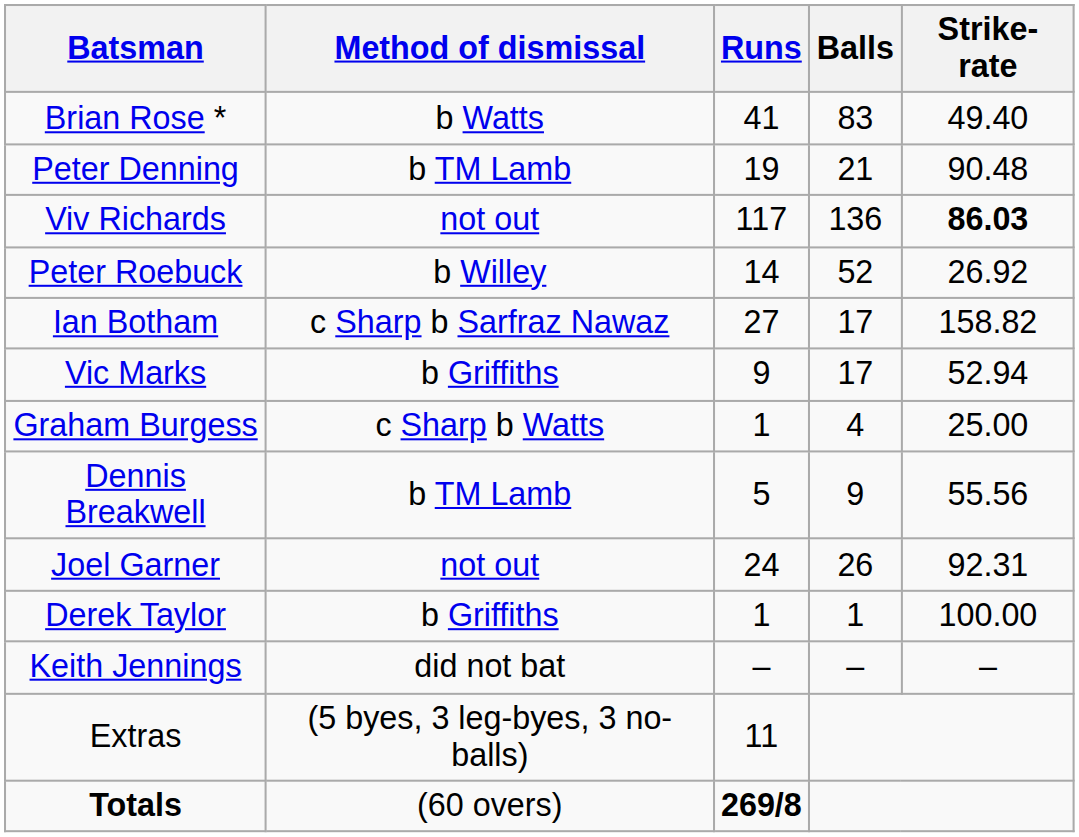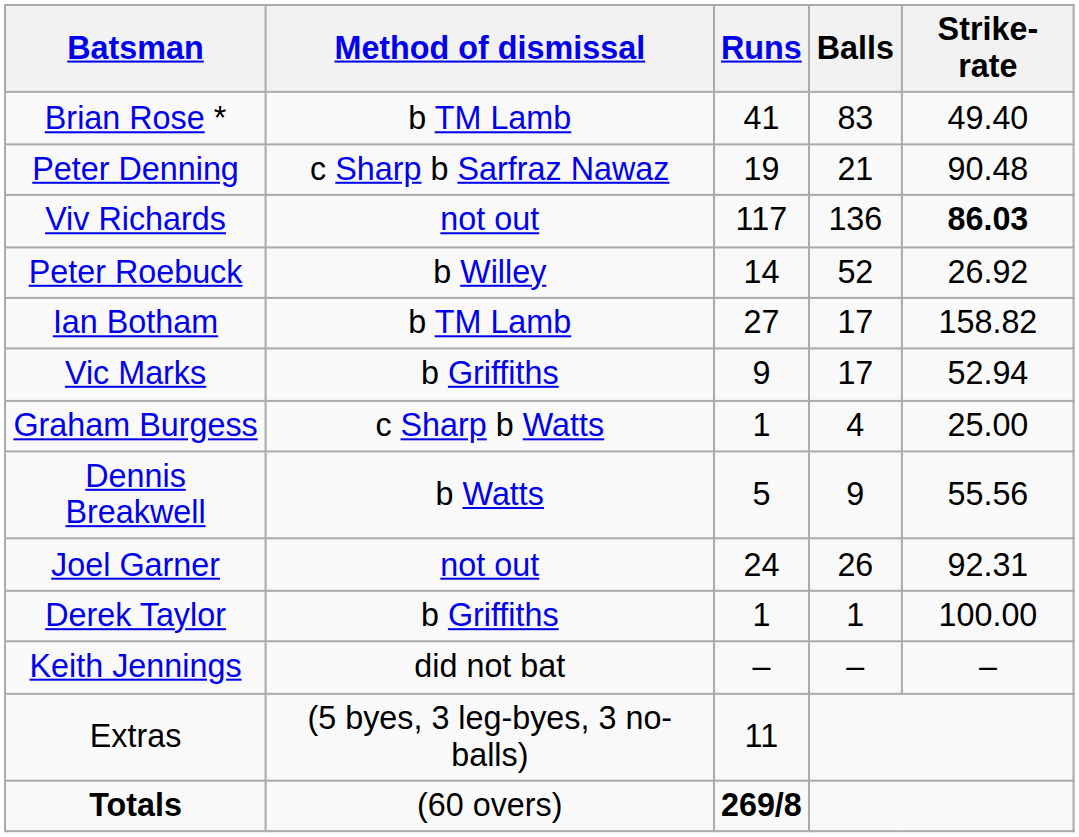(490, 117) b Watts -> (490, 117) b TM Lamb
(490, 169) b TM Lamb -> (490, 169) c Sharp b Sarfraz Nawaz
(490, 322) c Sharp b Sarfraz Nawaz -> (490, 322) b TM Lamb
(490, 494) b TM Lamb -> (490, 494) b Watts
